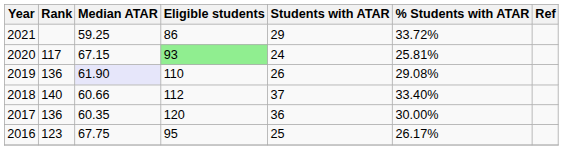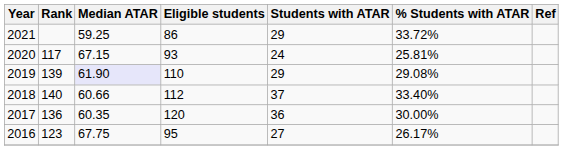(171, 54) lightgreen background -> (171, 54) no background
(52, 74) 136 -> (52, 74) 139
(278, 74) 26 -> (278, 74) 29
(278, 134) 25 -> (278, 134) 27
